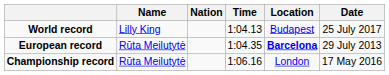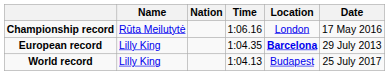rows swapped: (60, 29) <-> (60, 62)
(152, 45) Rūta Meilutytė -> (140, 45) Lilly King
